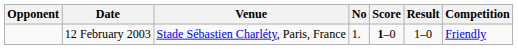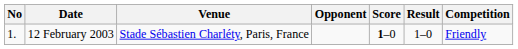columns swapped: (359, 14) <-> (33, 14)
